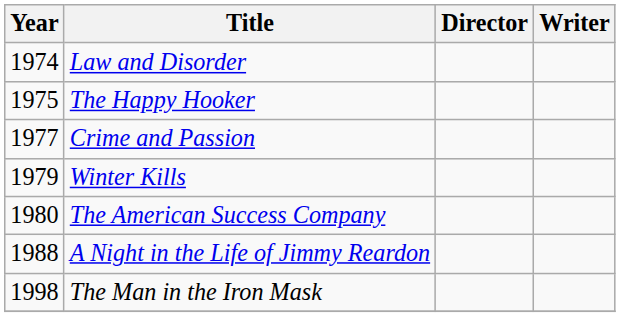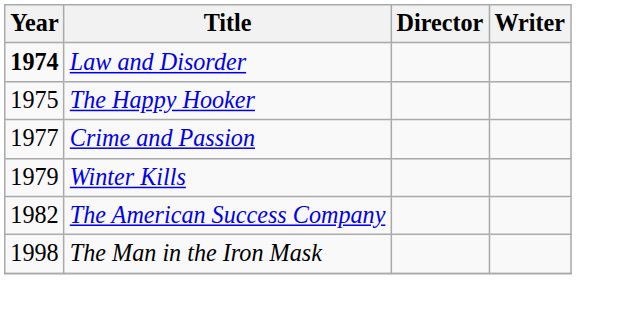(34, 61) normal -> (34, 61) bold
(34, 215) 1980 -> (34, 215) 1982
- row: (250, 253)
